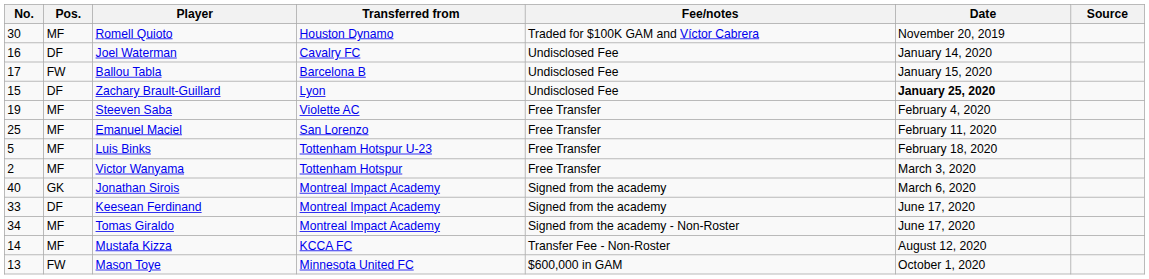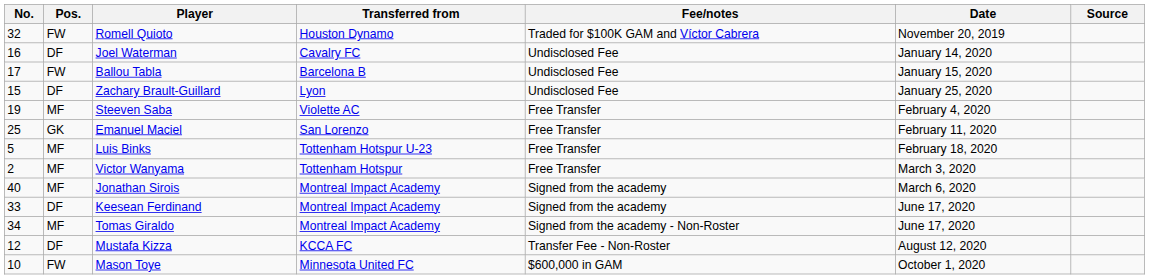(14, 33) 30 -> (14, 33) 32
(55, 33) MF -> (56, 33) FW
(947, 91) bold -> (945, 91) normal
(55, 130) MF -> (55, 130) GK
(55, 187) GK -> (55, 187) MF
(14, 245) 14 -> (14, 245) 12
(55, 245) MF -> (55, 245) DF
(14, 264) 13 -> (14, 264) 10
